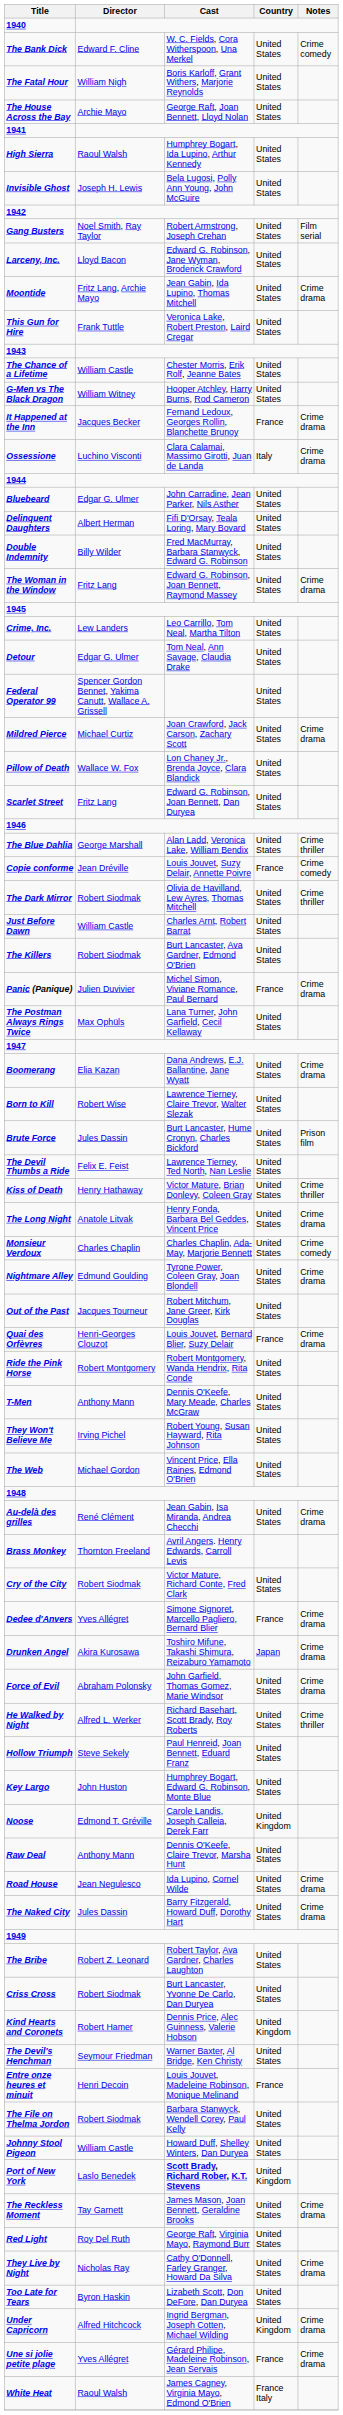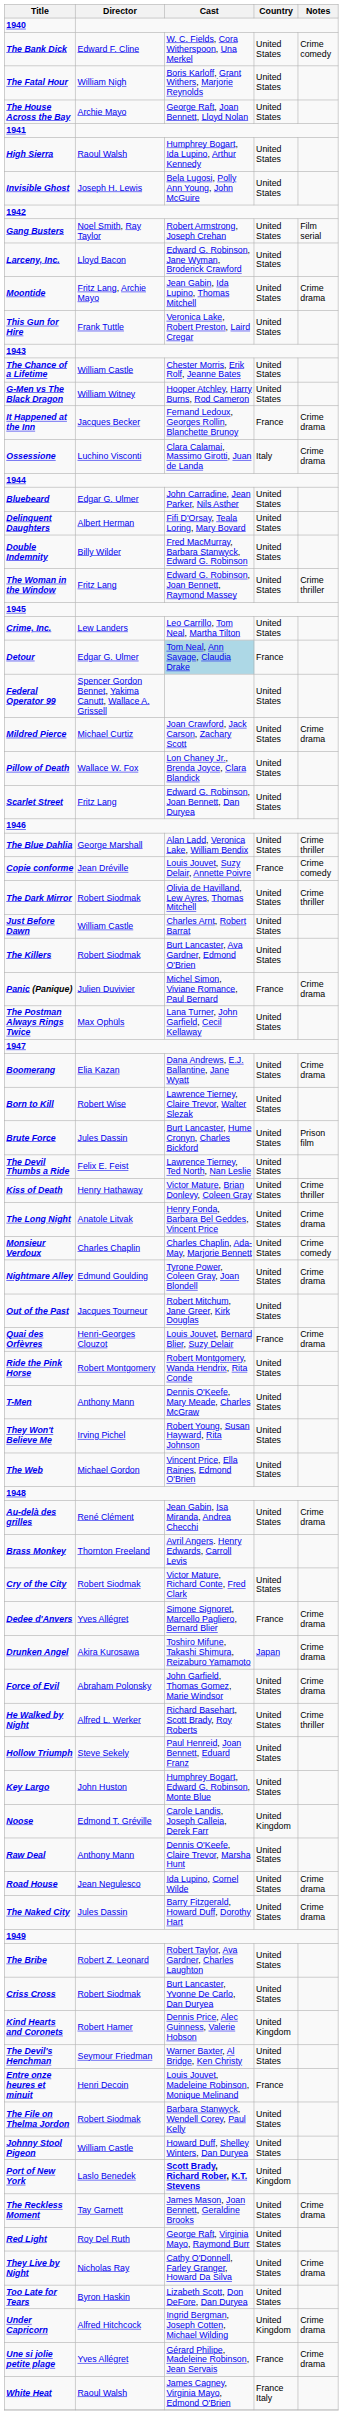(313, 585) Crime drama -> (312, 585) Crime thriller
(199, 657) no background -> (199, 657) lightblue background
(269, 657) United States -> (270, 657) France
